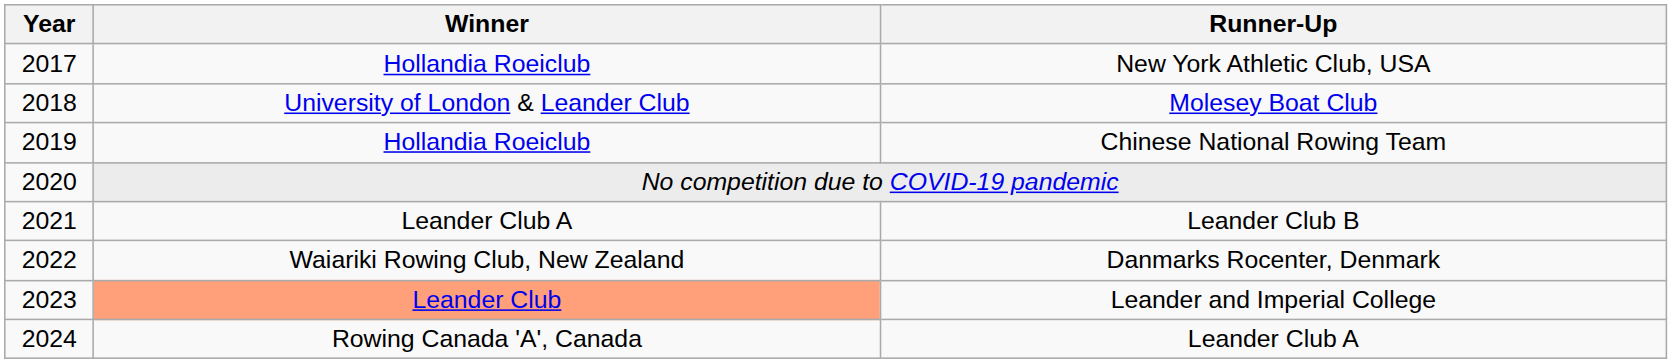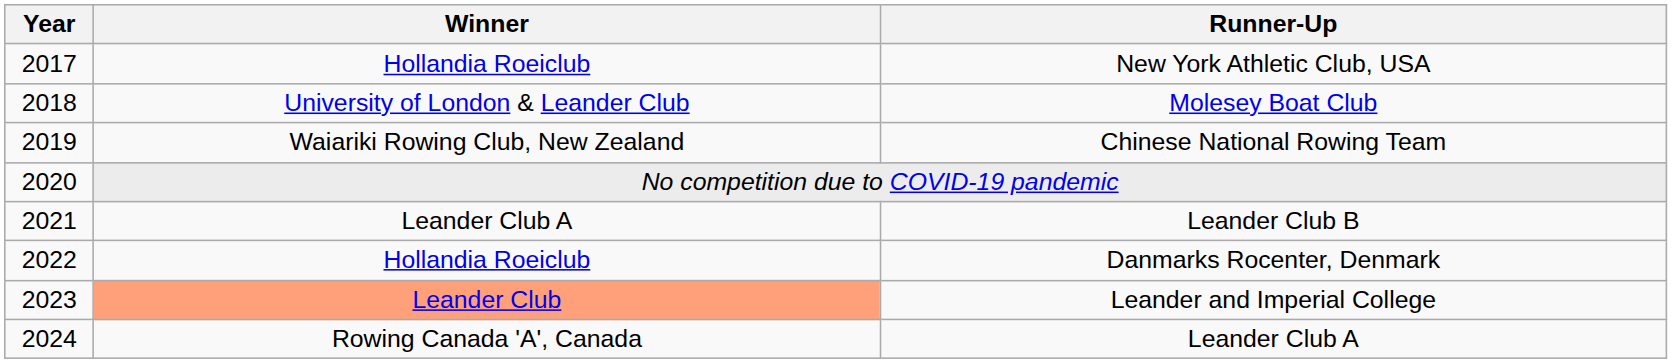(487, 142) Hollandia Roeiclub -> (487, 142) Waiariki Rowing Club, New Zealand
(487, 260) Waiariki Rowing Club, New Zealand -> (487, 260) Hollandia Roeiclub
